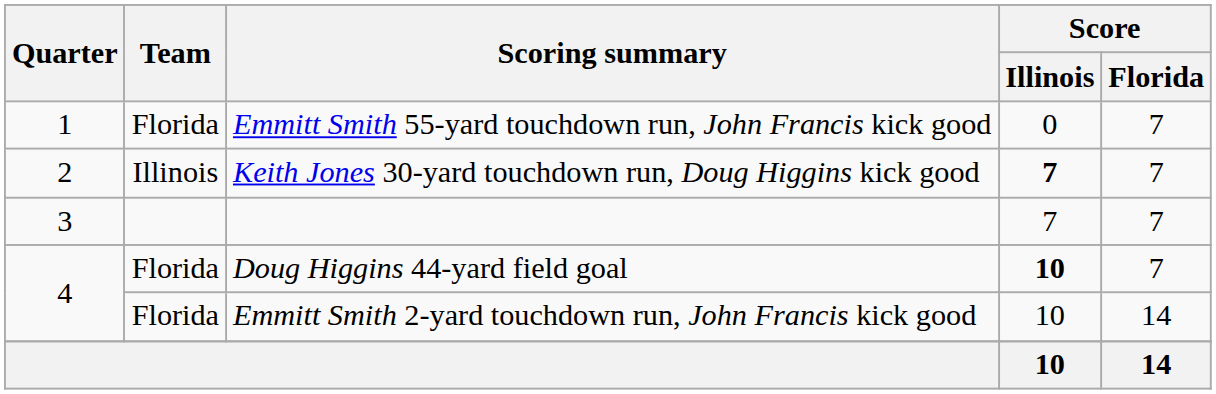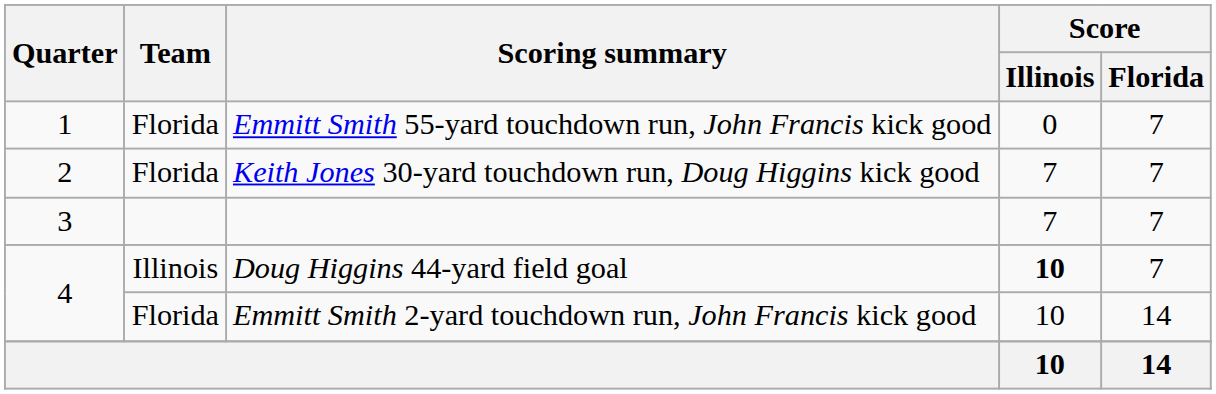(175, 172) Illinois -> (175, 172) Florida
(1050, 172) bold -> (1050, 172) normal
(175, 268) Florida -> (175, 268) Illinois
